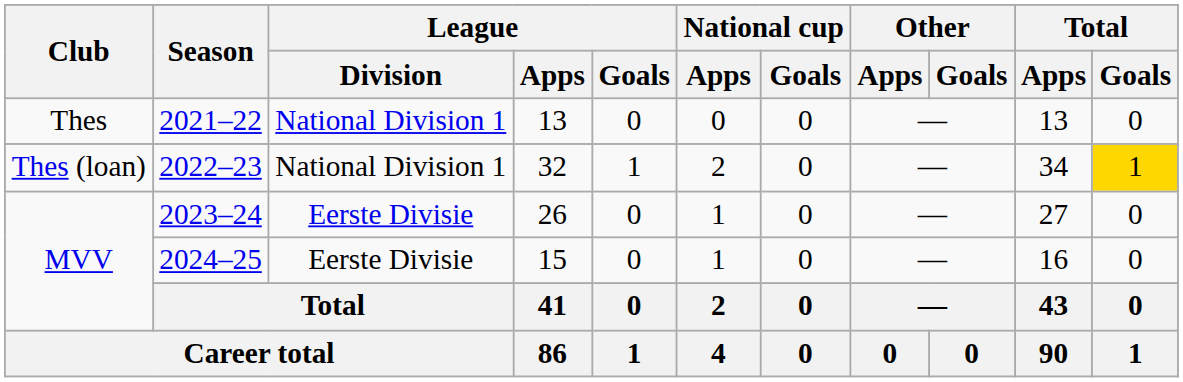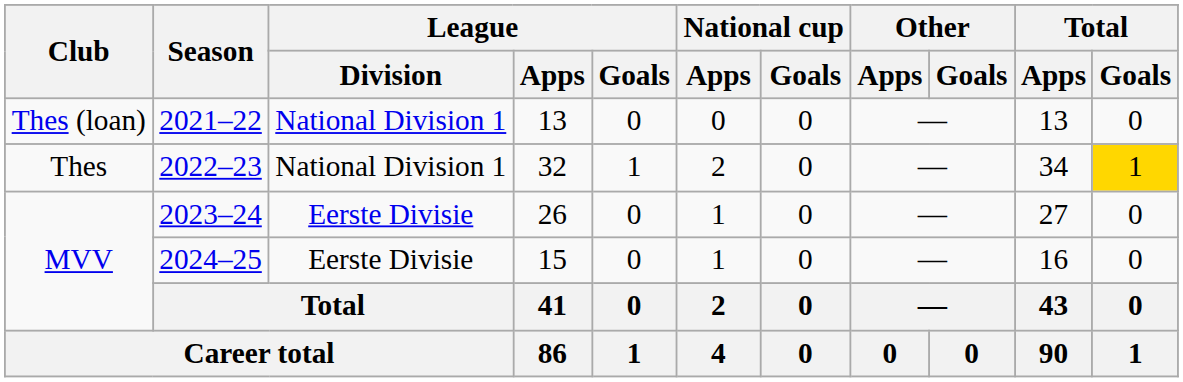(79, 120) Thes -> (79, 120) Thes (loan)
(79, 167) Thes (loan) -> (79, 167) Thes
